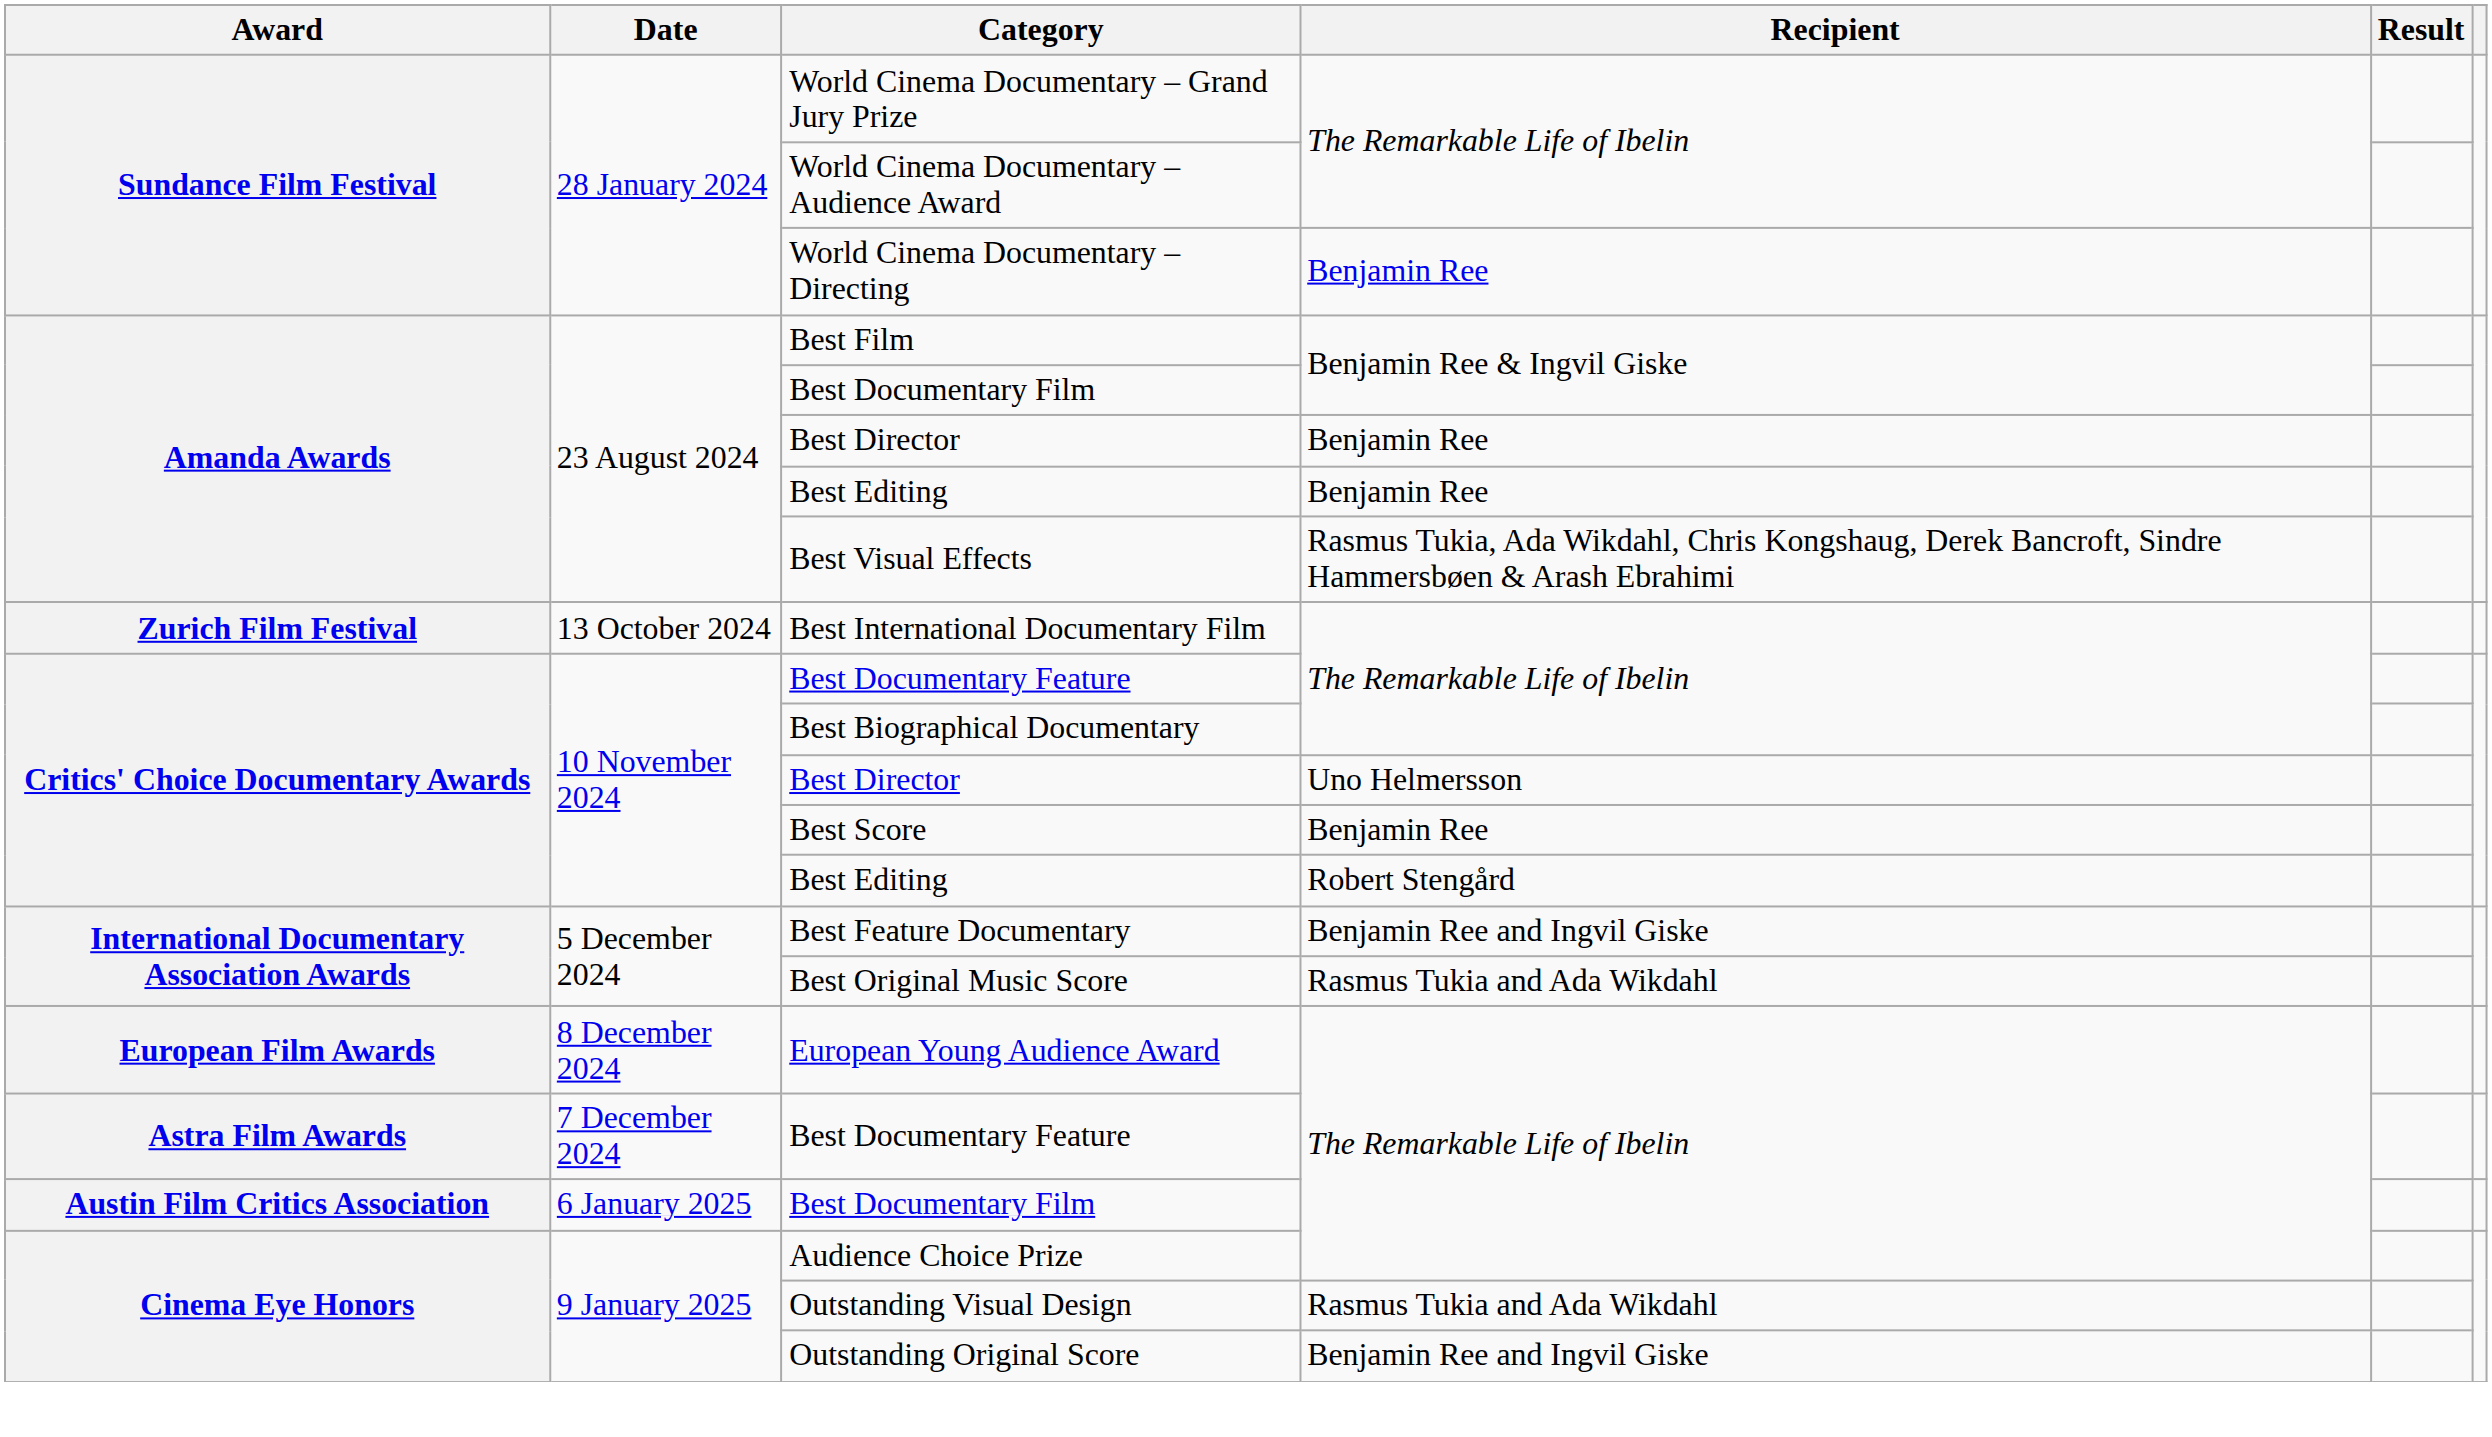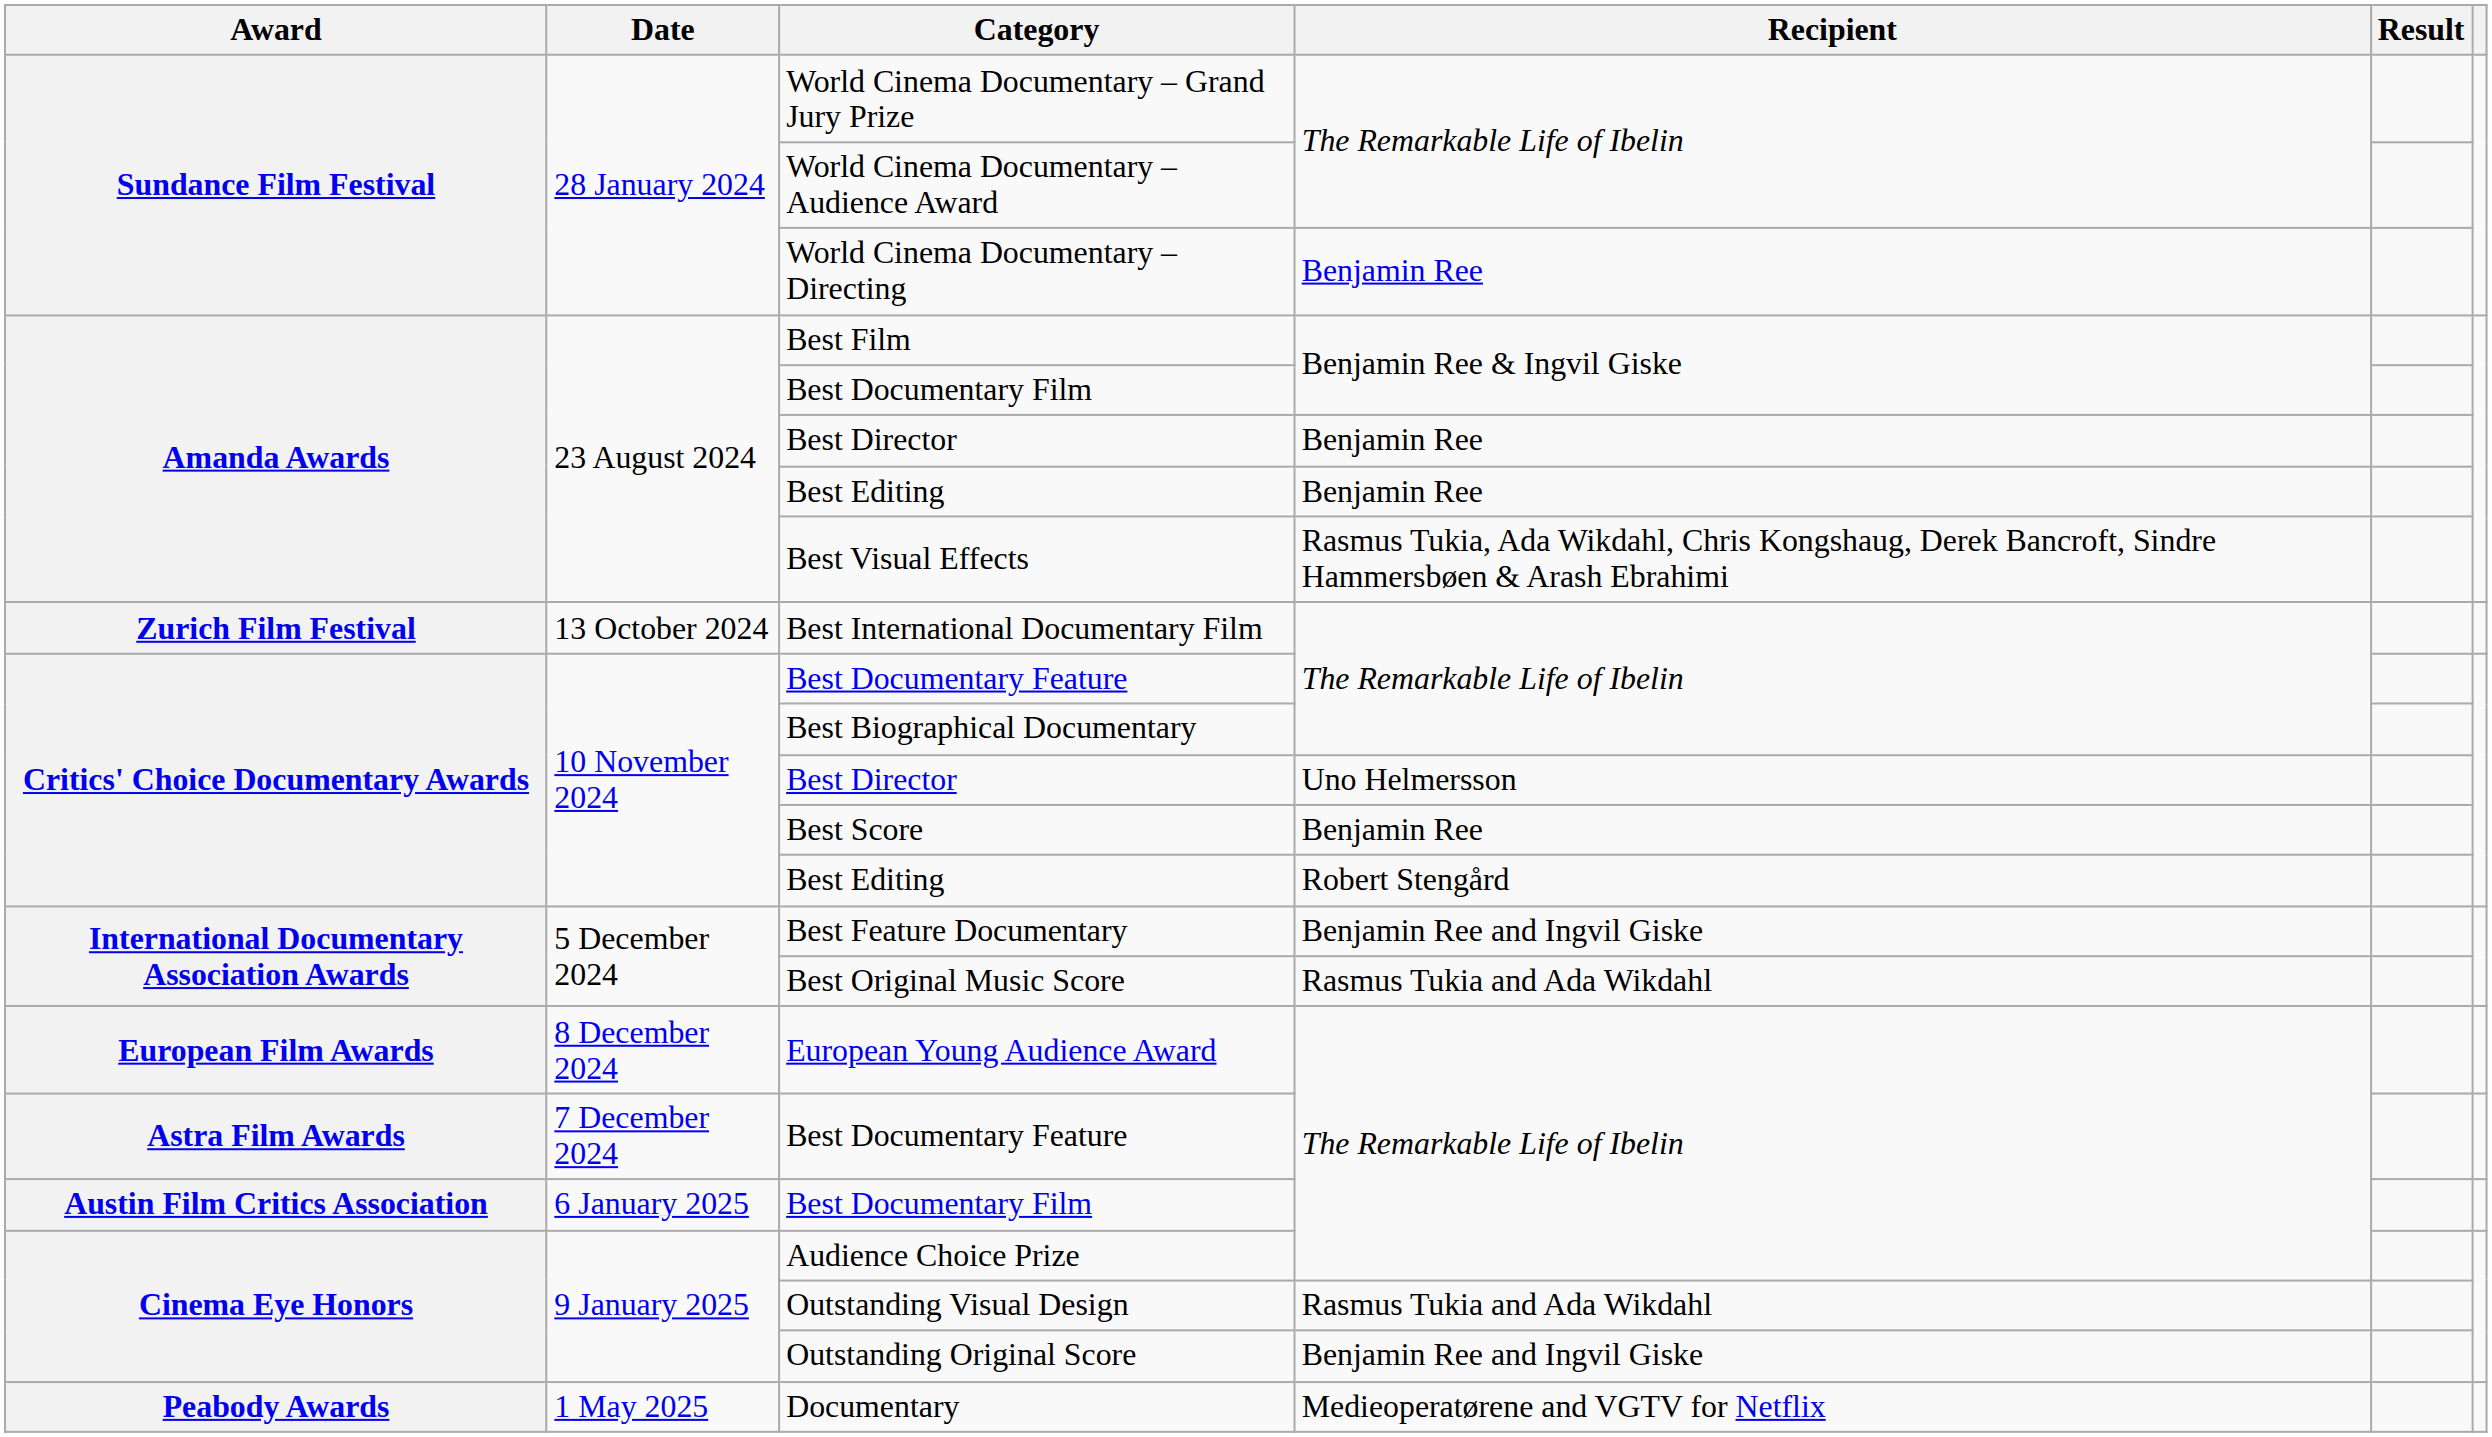+ row: (276, 1406)
